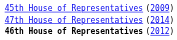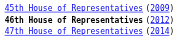rows swapped: (74, 32) <-> (74, 20)
